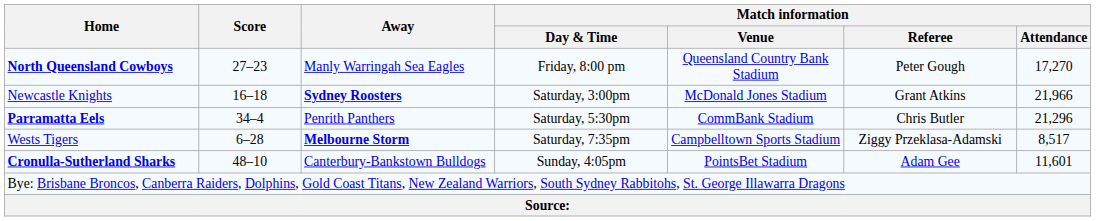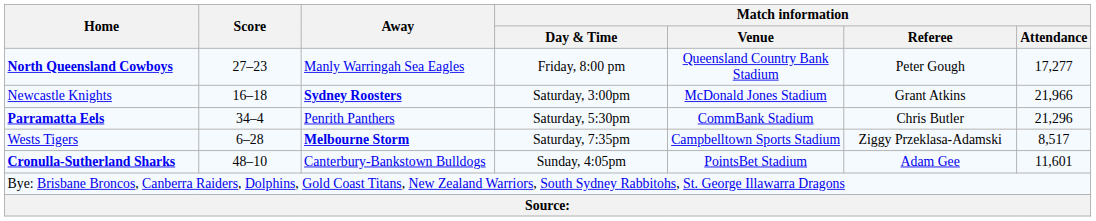(1054, 66) 17,270 -> (1054, 66) 17,277
